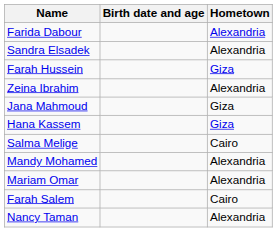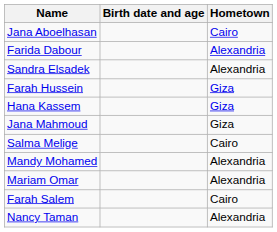+ row: (52, 32)
- row: (43, 87)
rows swapped: (44, 124) <-> (47, 106)
